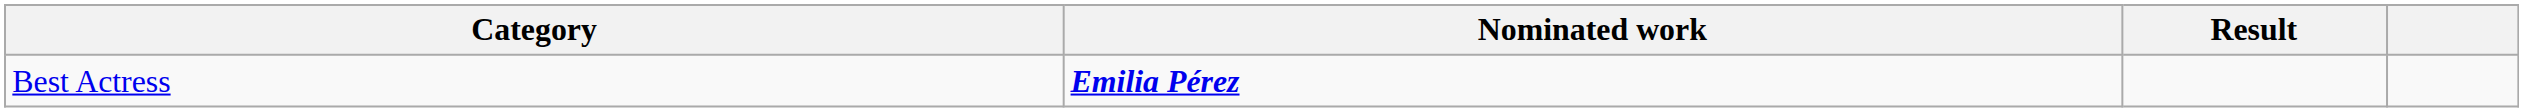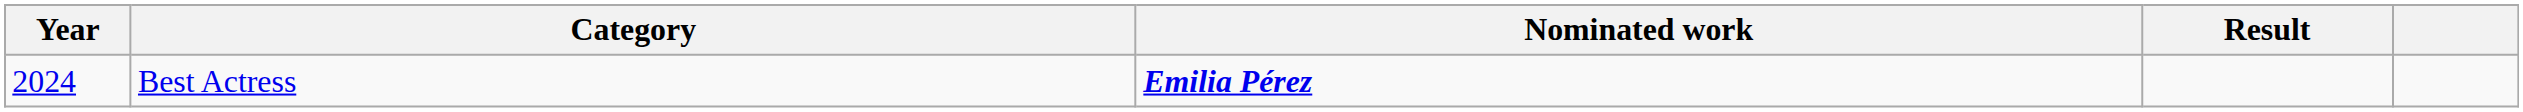+ column: (68, 29)
